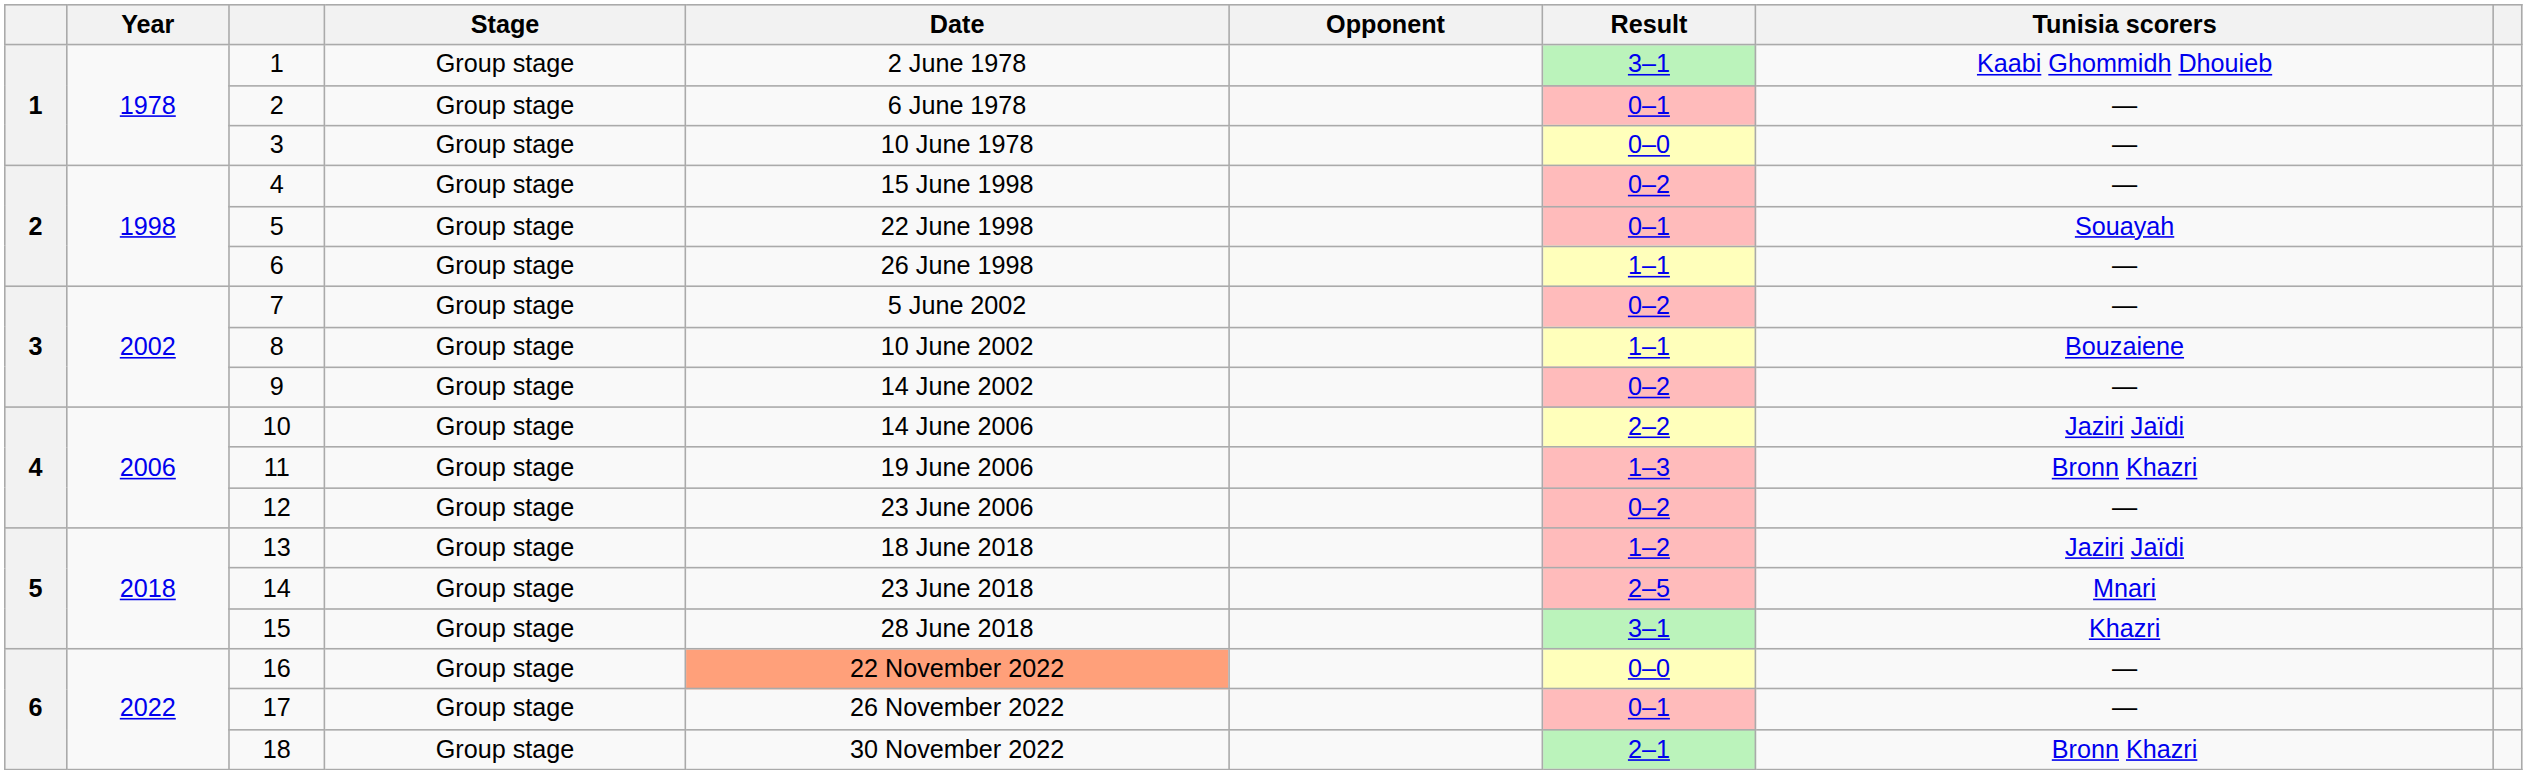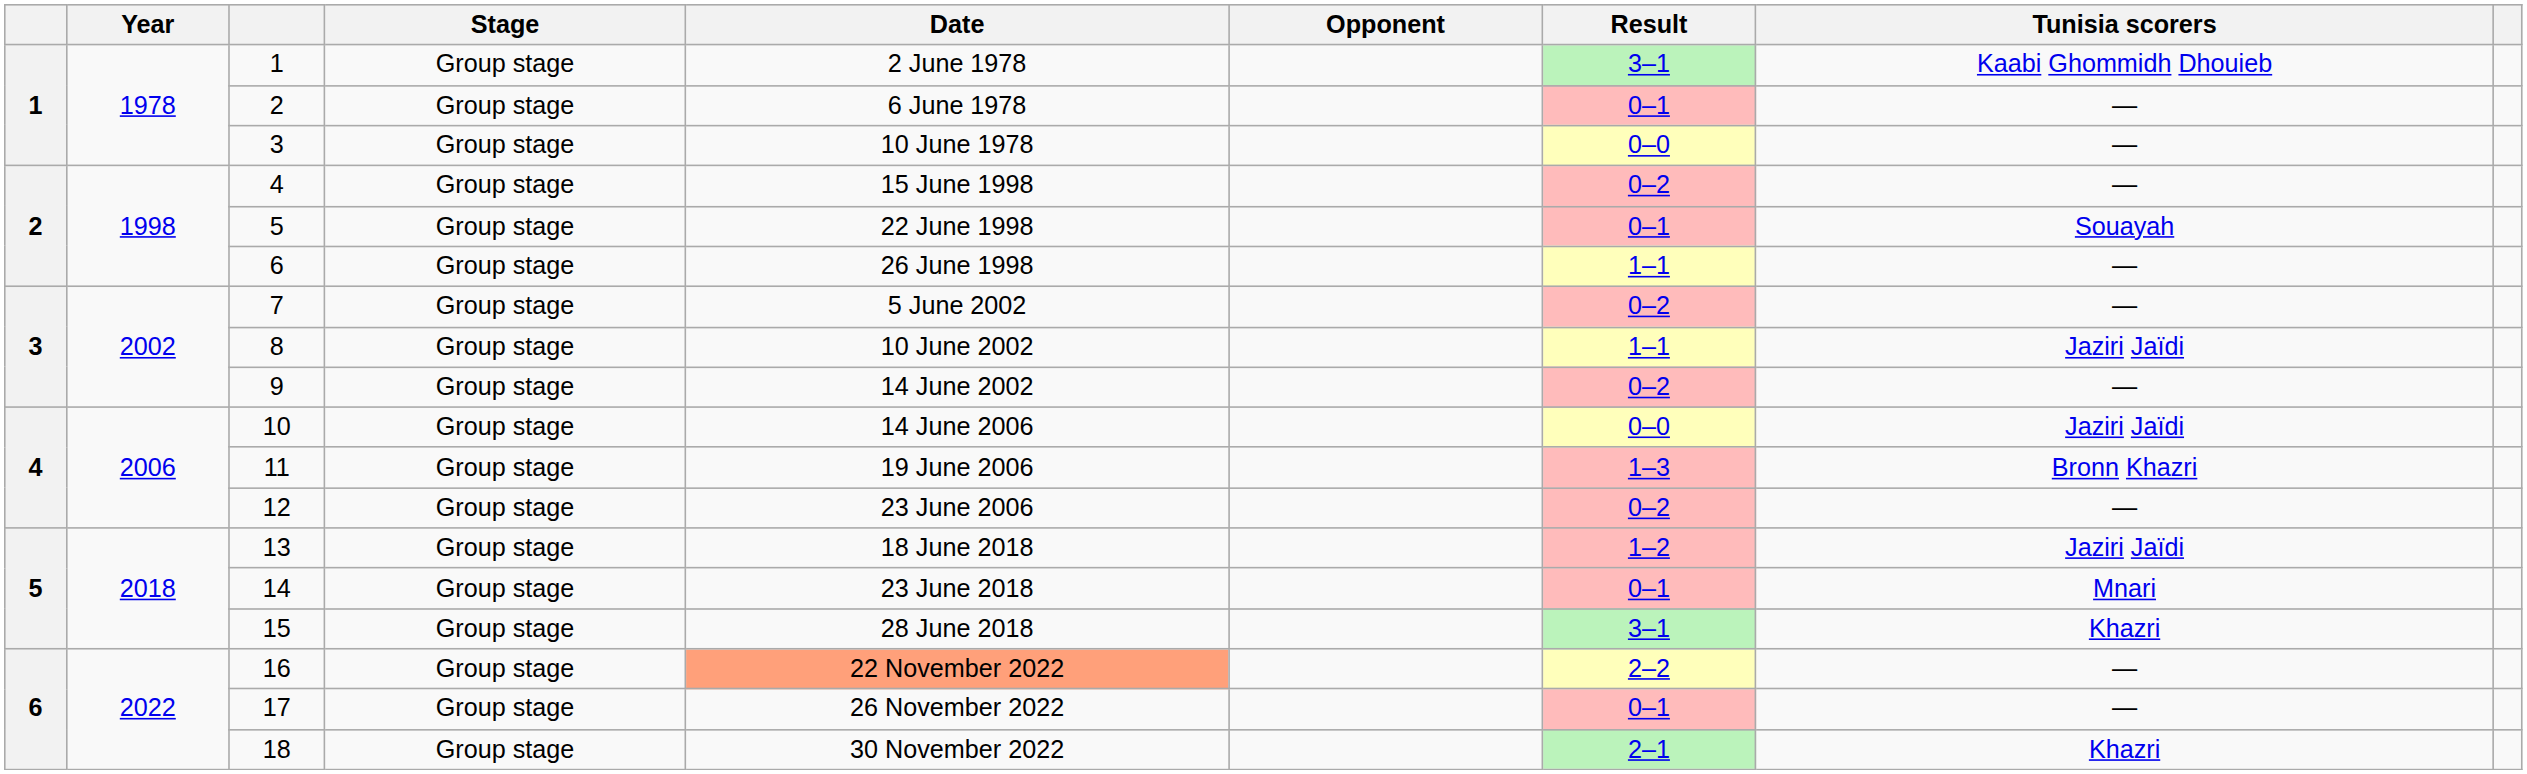(2125, 346) Bouzaiene -> (2125, 346) Jaziri Jaïdi
(1649, 426) 2–2 -> (1649, 426) 0–0
(1649, 587) 2–5 -> (1649, 587) 0–1
(1649, 668) 0–0 -> (1649, 668) 2–2
(2125, 748) Bronn Khazri -> (2125, 748) Khazri
